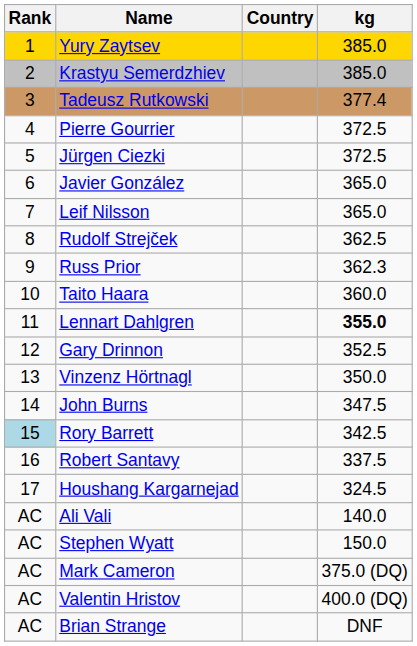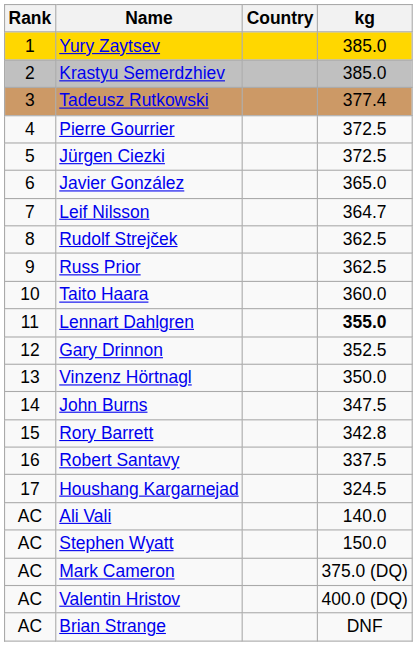(365, 211) 365.0 -> (365, 211) 364.7
(365, 267) 362.3 -> (365, 267) 362.5
(30, 433) lightblue background -> (30, 433) no background
(365, 433) 342.5 -> (365, 433) 342.8
